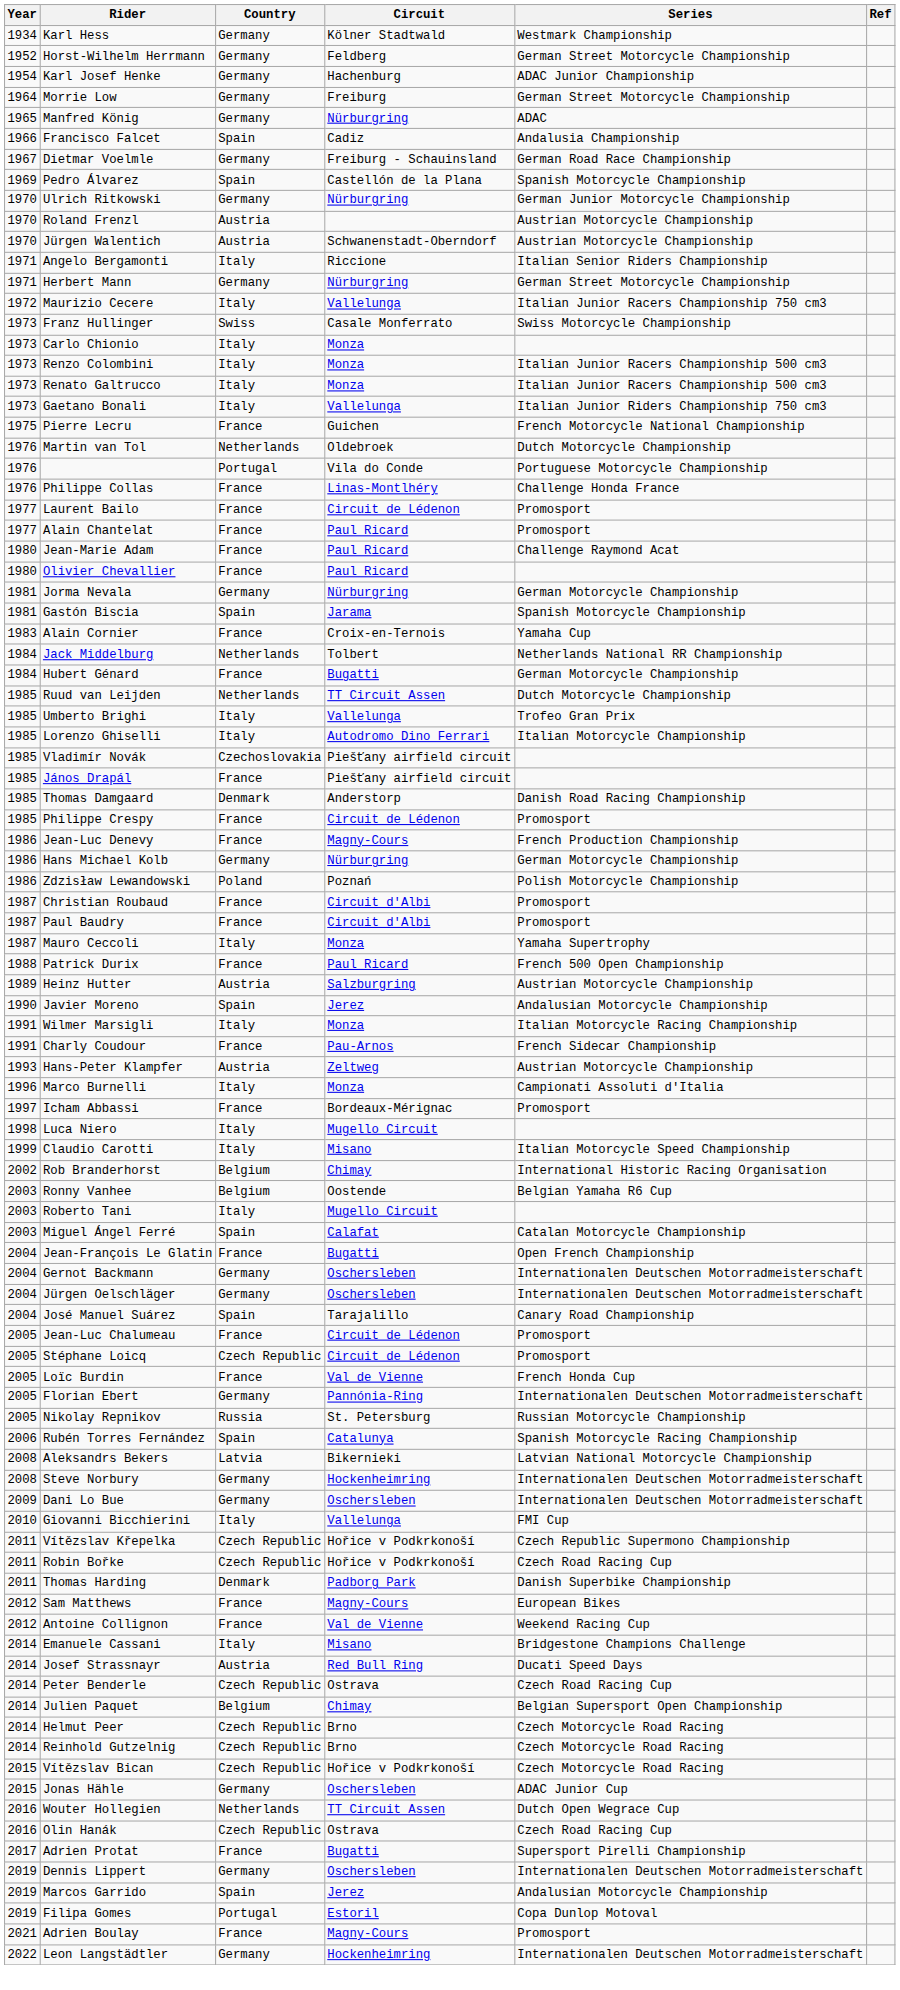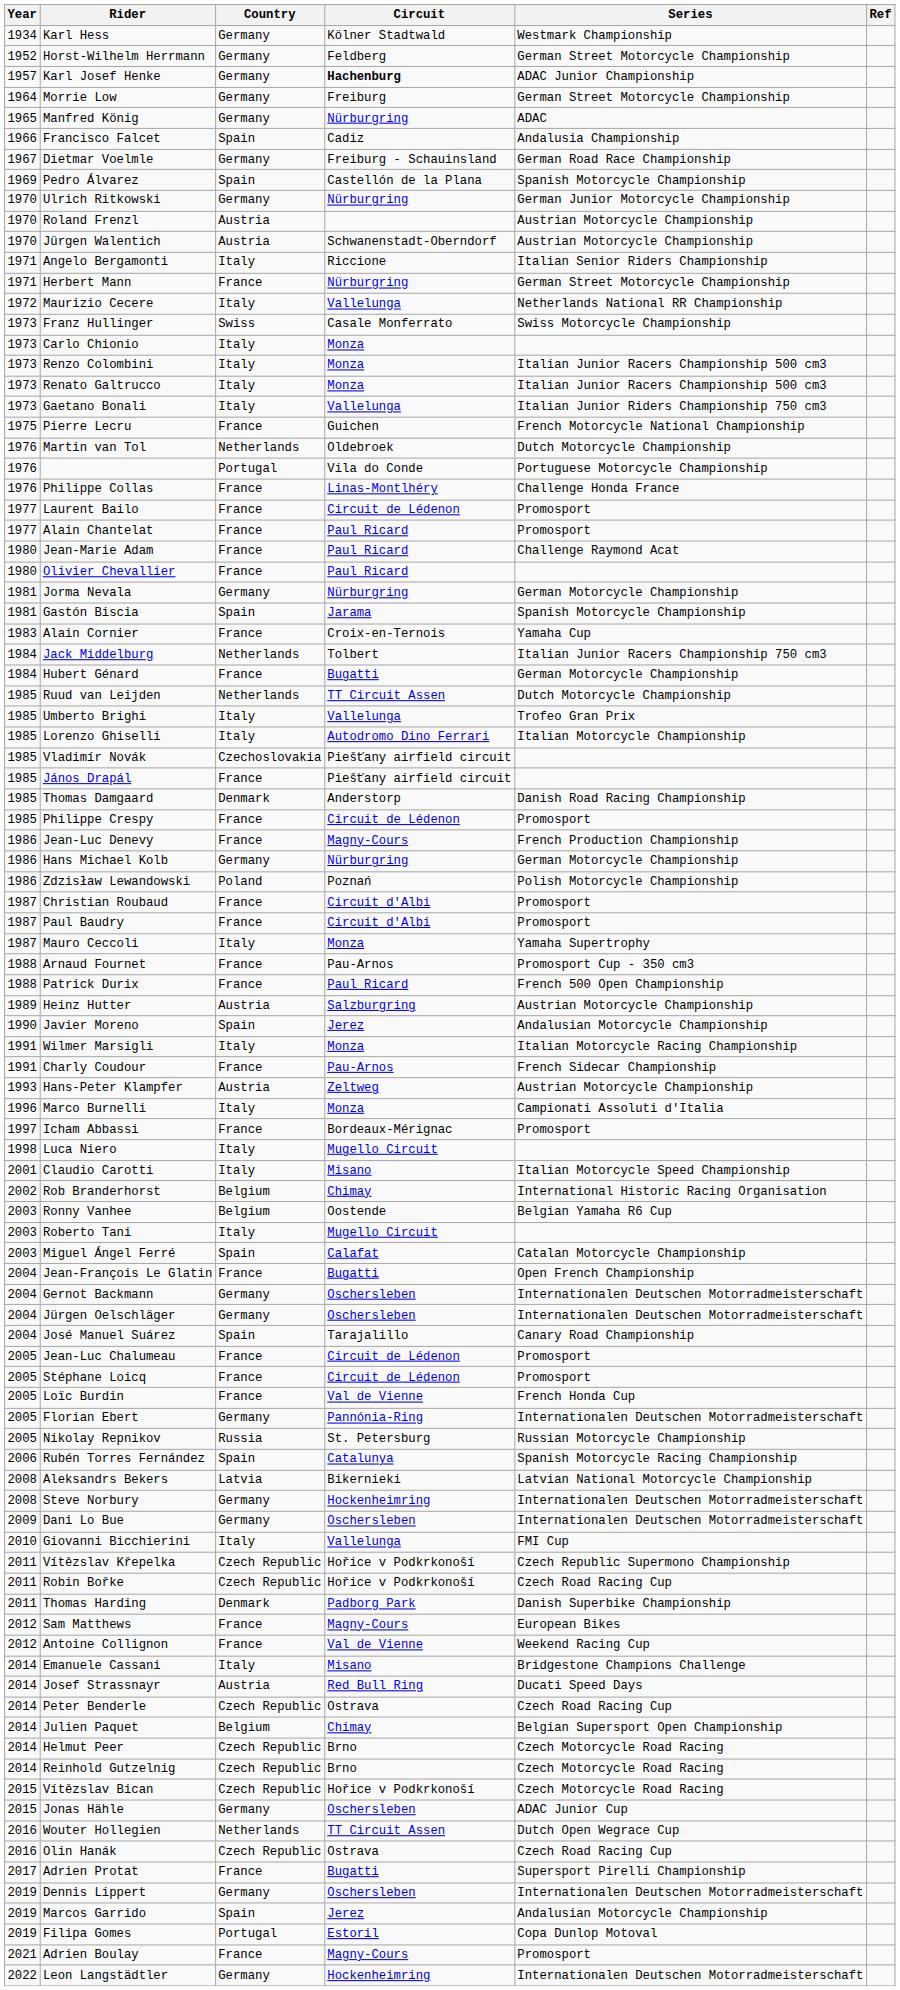(22, 76) 1954 -> (22, 76) 1957
(364, 76) normal -> (364, 76) bold
(244, 283) Germany -> (240, 283) France
(672, 303) Italian Junior Racers Championship 750 cm3 -> (650, 303) Netherlands National RR Championship
(650, 654) Netherlands National RR Championship -> (672, 654) Italian Junior Racers Championship 750 cm3
+ row: (94, 964)
(22, 1150) 1999 -> (22, 1170) 2001
(270, 1356) Czech Republic -> (240, 1377) France
